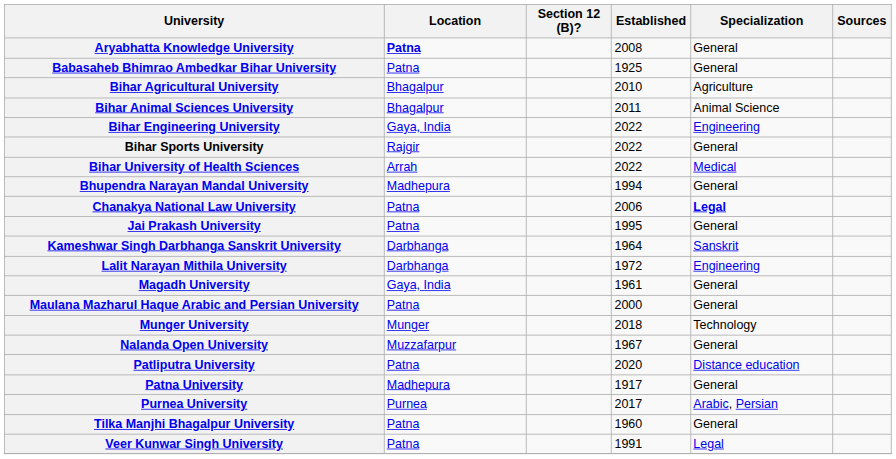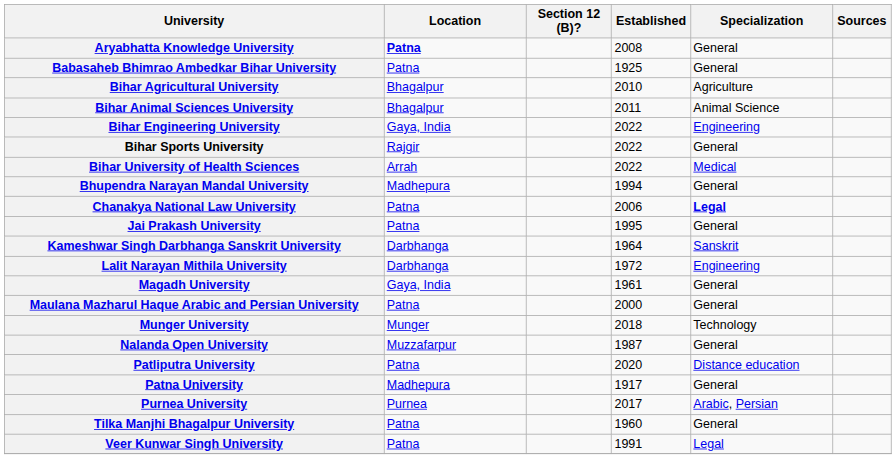(628, 345) 1967 -> (628, 345) 1987
